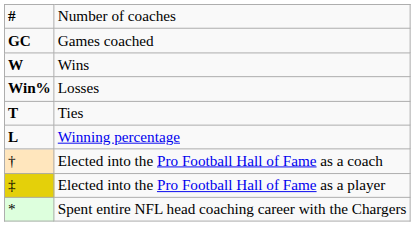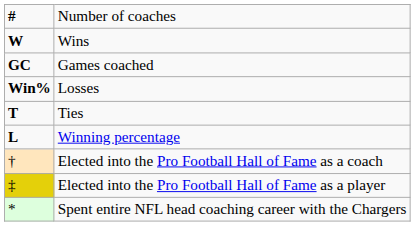rows swapped: (106, 40) <-> (74, 64)
